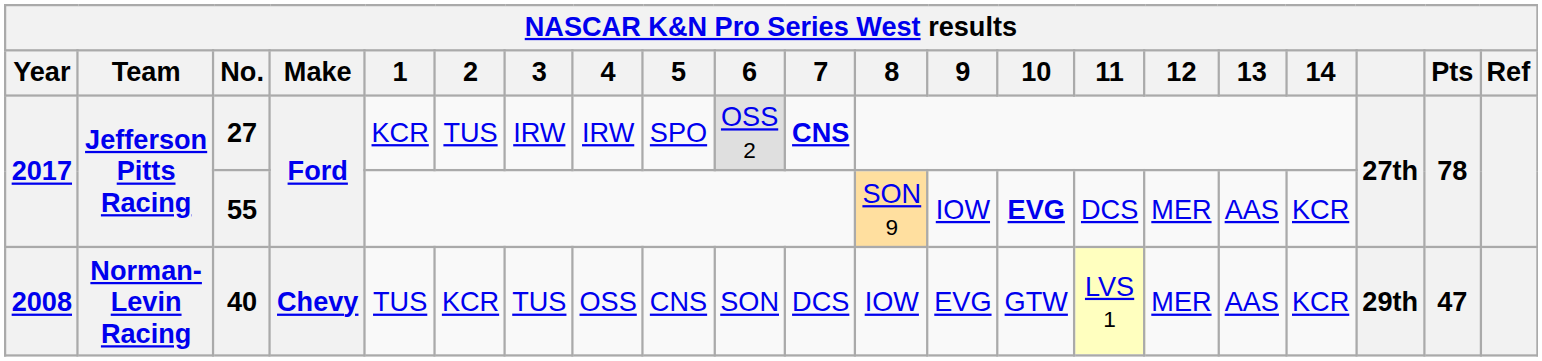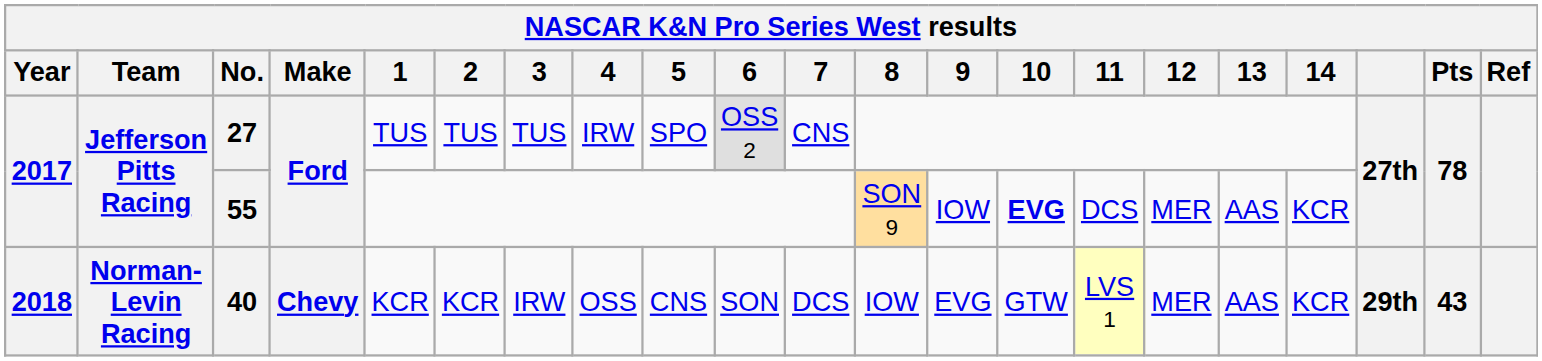(400, 133) KCR -> (400, 133) TUS
(539, 133) IRW -> (539, 133) TUS
(821, 133) bold -> (821, 133) normal
(42, 301) 2008 -> (42, 301) 2018
(400, 301) TUS -> (400, 301) KCR
(539, 301) TUS -> (539, 301) IRW
(1452, 301) 47 -> (1452, 301) 43
